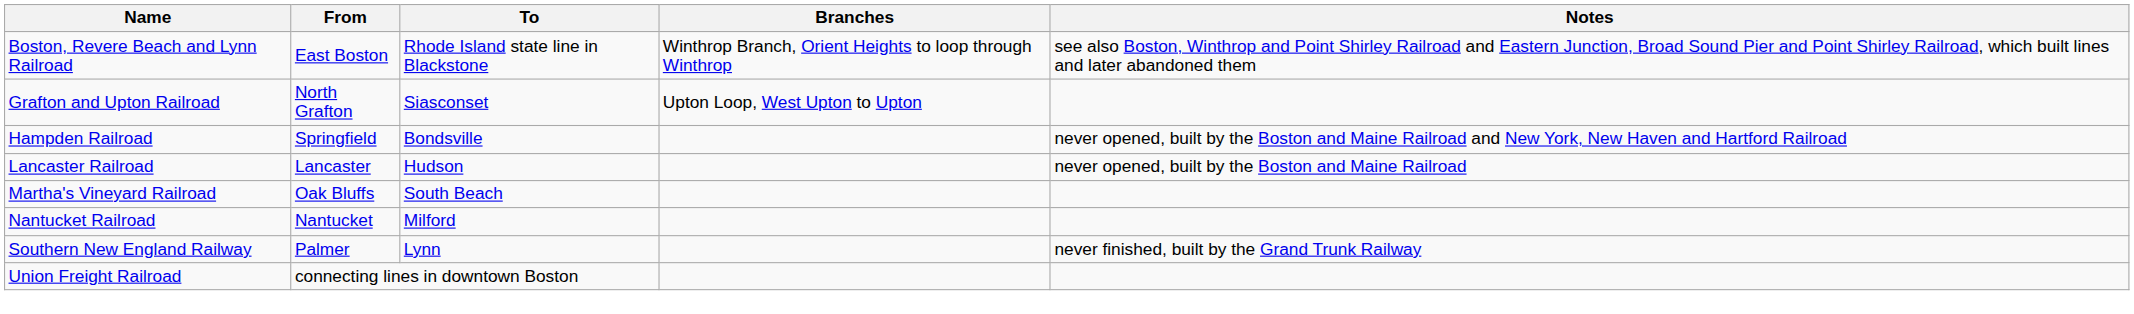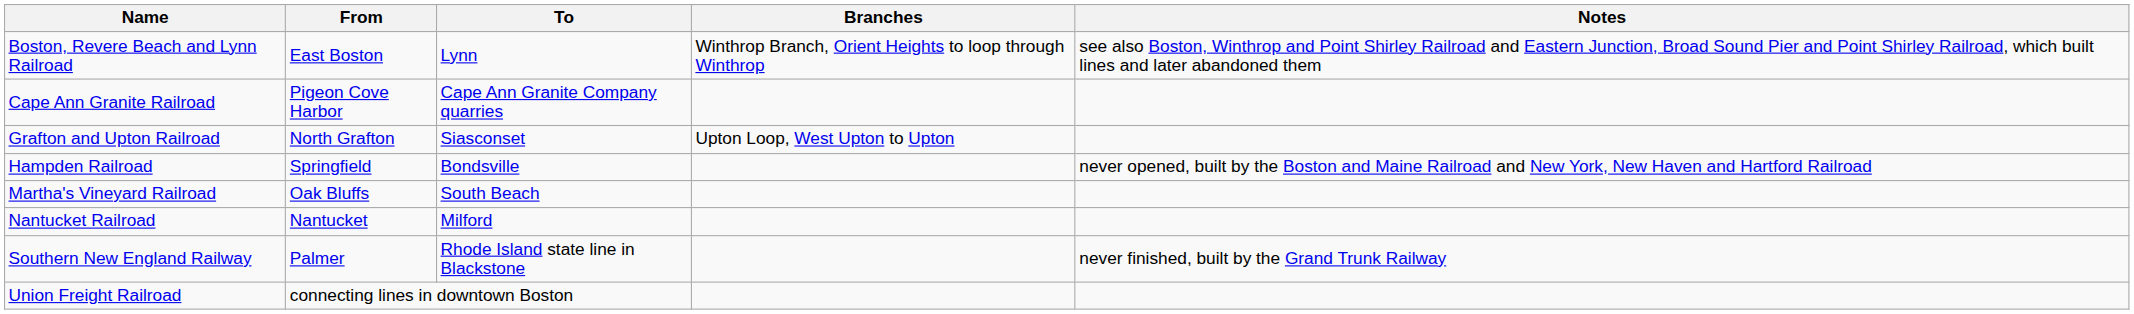(501, 55) Rhode Island state line in Blackstone -> (459, 55) Lynn
+ row: (112, 102)
- row: (81, 166)
(422, 248) Lynn -> (538, 258) Rhode Island state line in Blackstone
